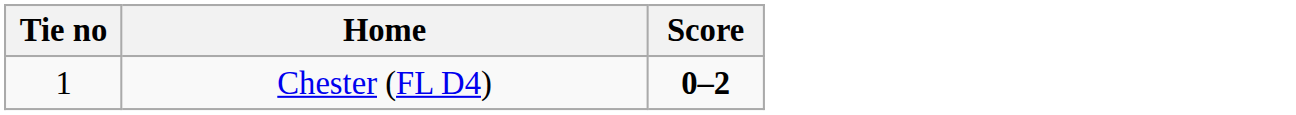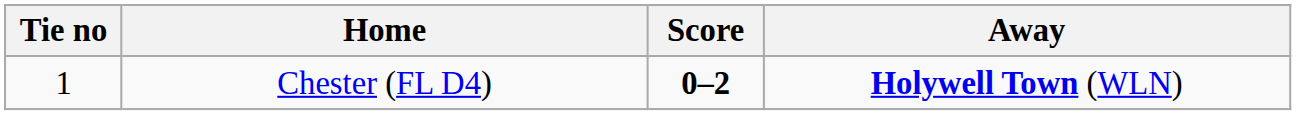+ column: (1027, 30)
